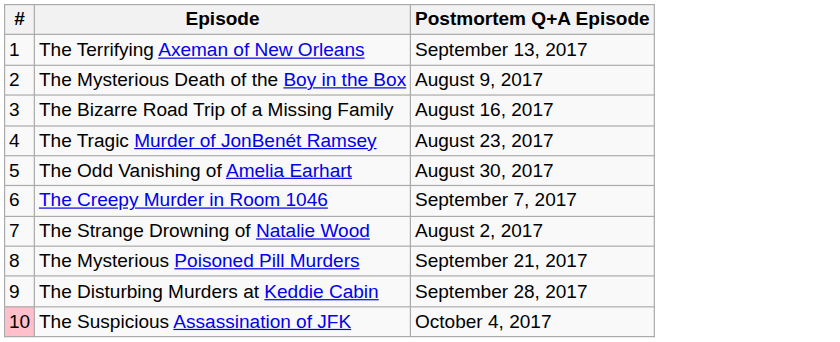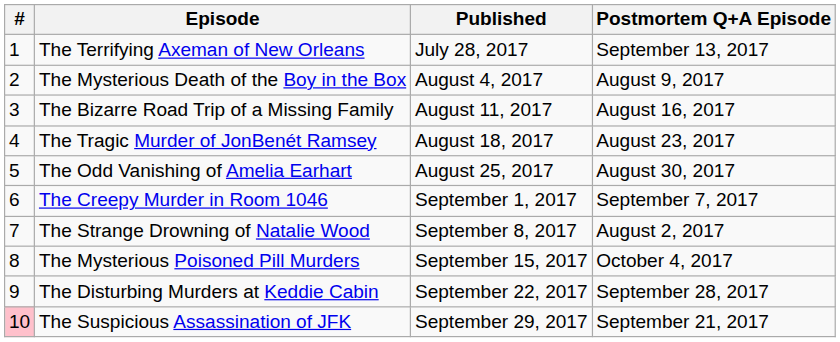+ column: (501, 19)
(501, 261) September 21, 2017 -> (665, 261) October 4, 2017
(483, 321) October 4, 2017 -> (683, 321) September 21, 2017
